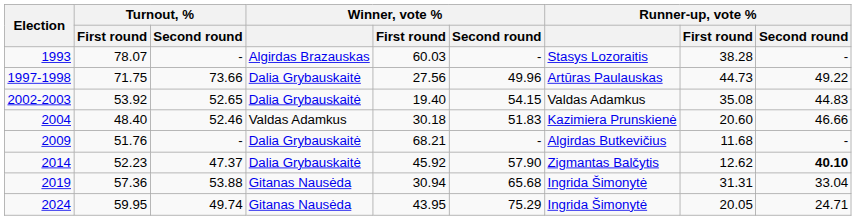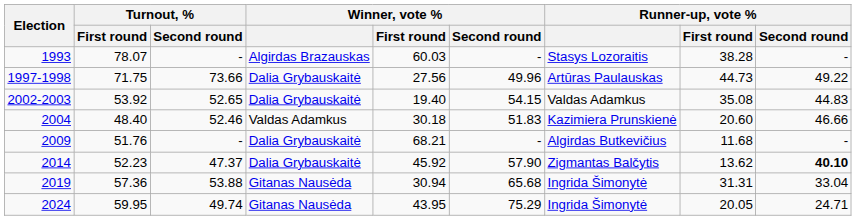(736, 162) 12.62 -> (736, 162) 13.62
